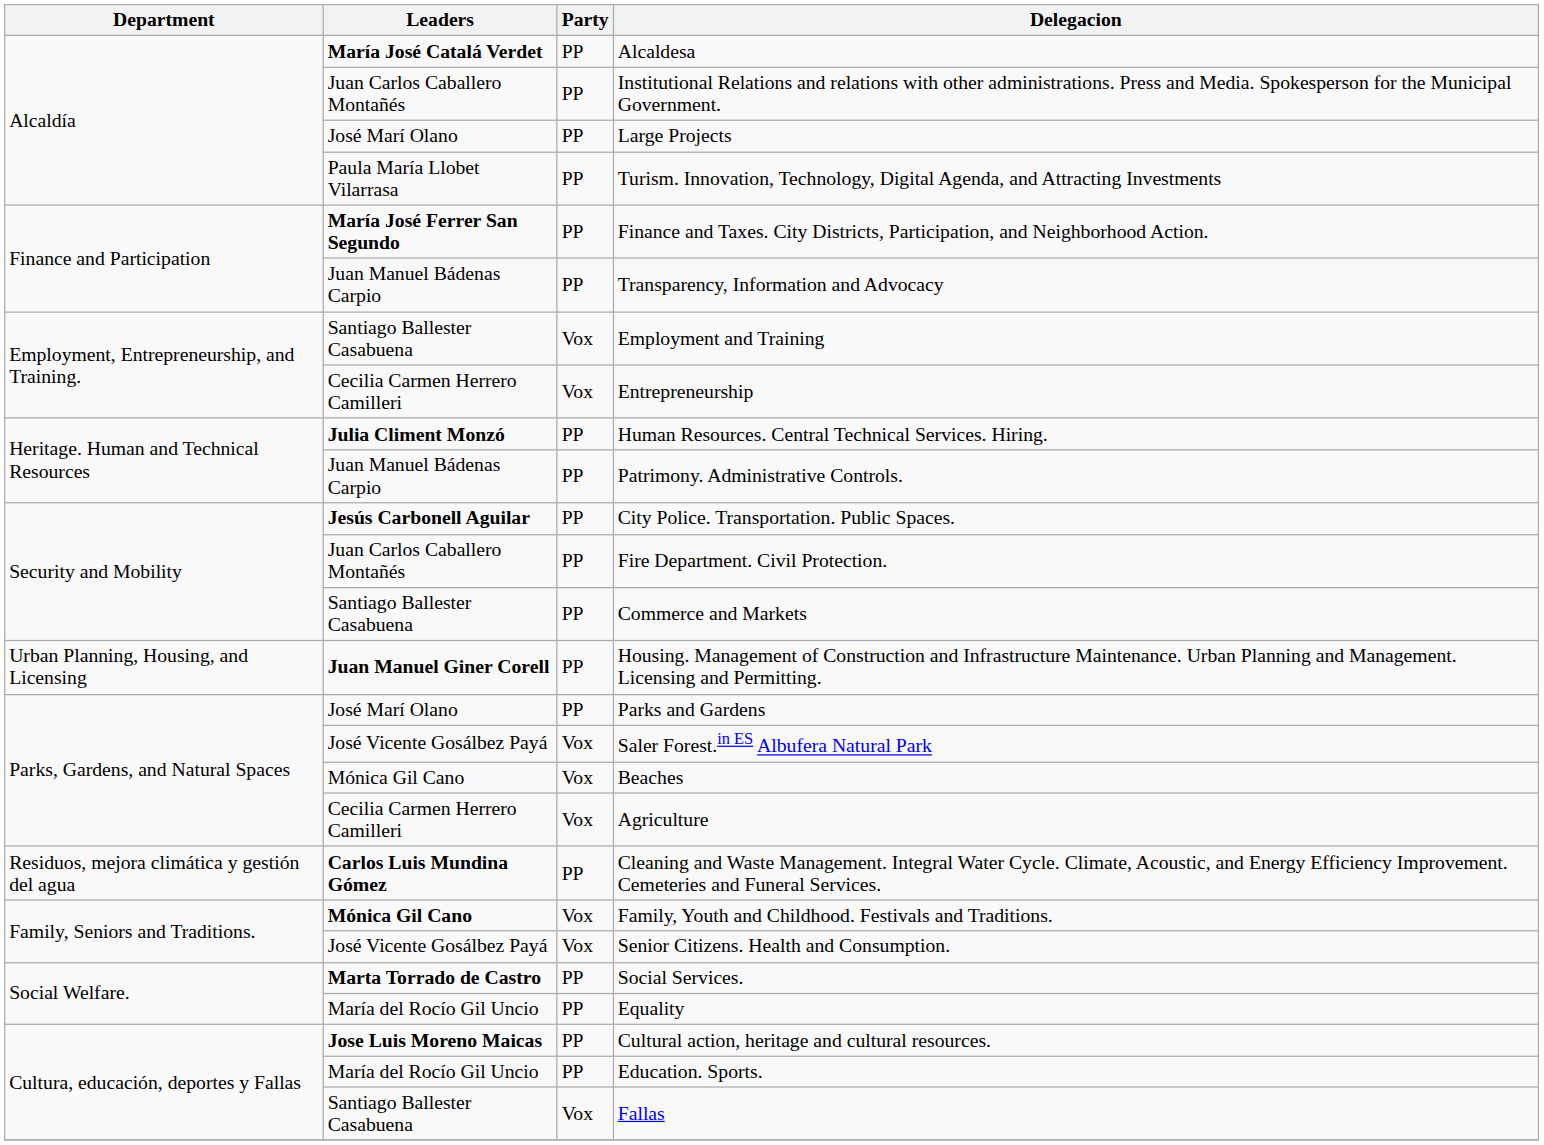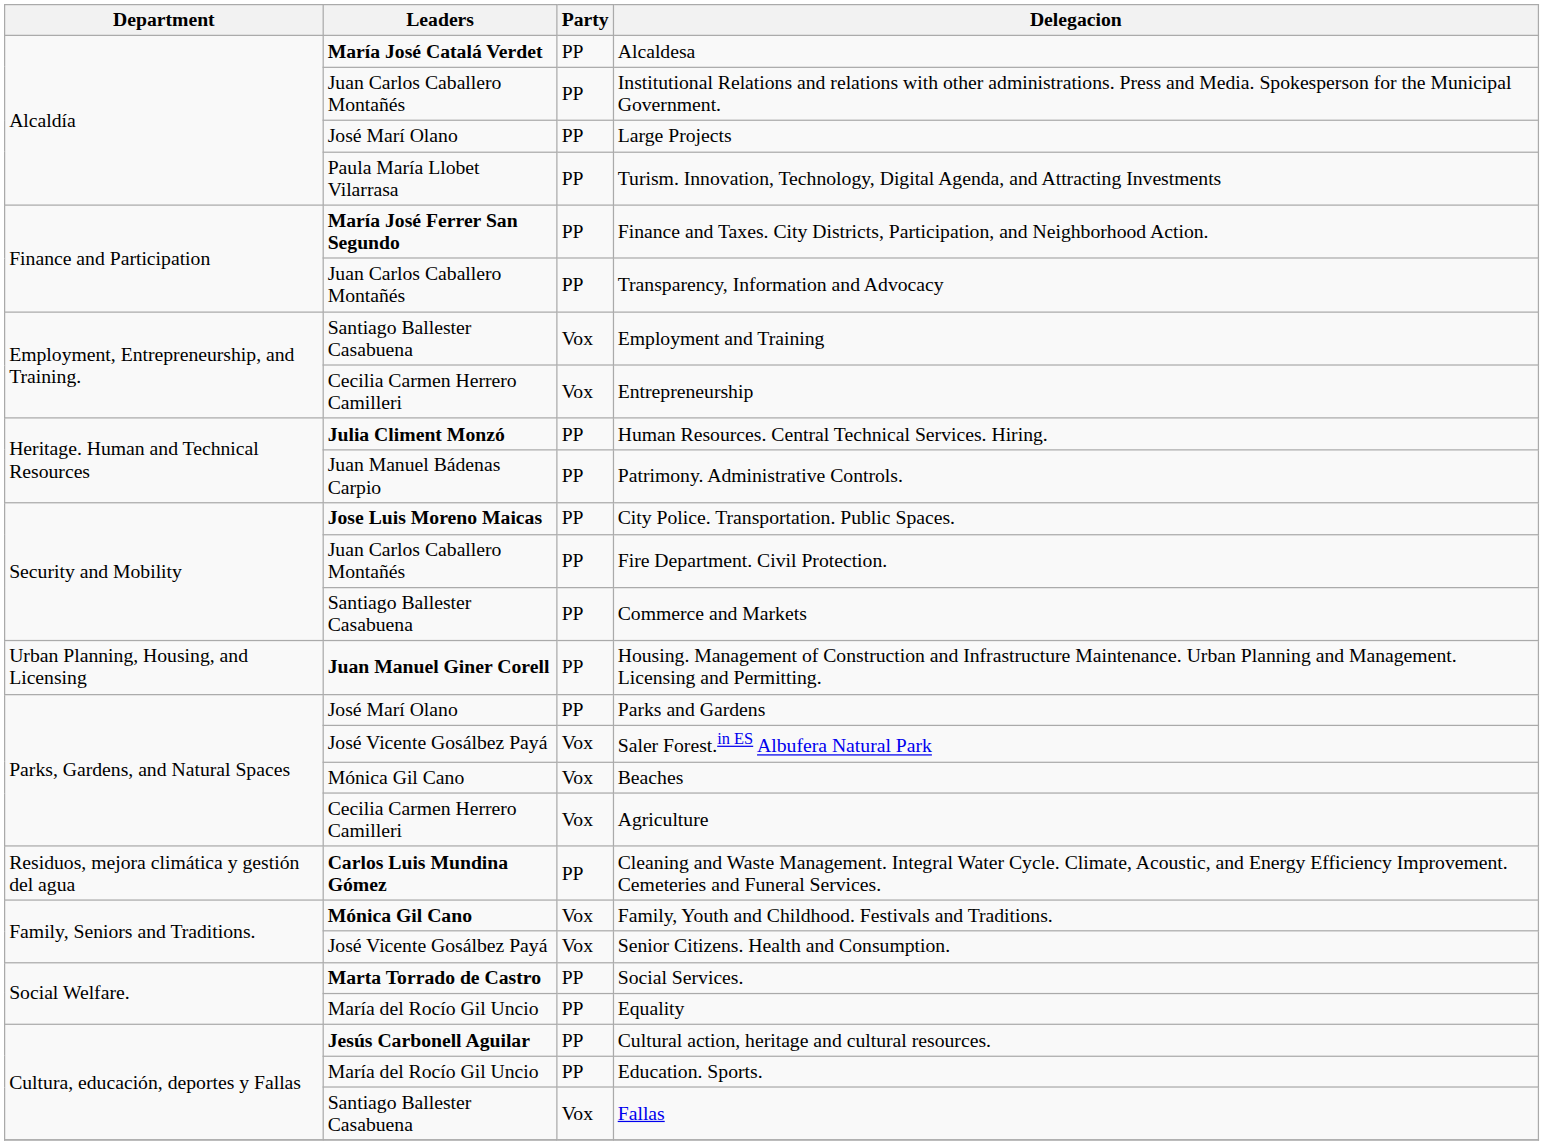(414, 284) Juan Manuel Bádenas Carpio -> (415, 284) Juan Carlos Caballero Montañés
(429, 518) Jesús Carbonell Aguilar -> (435, 518) Jose Luis Moreno Maicas
(435, 1040) Jose Luis Moreno Maicas -> (429, 1040) Jesús Carbonell Aguilar
